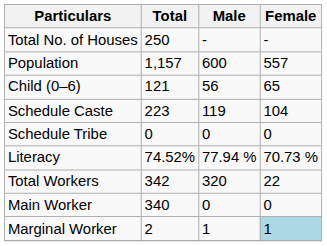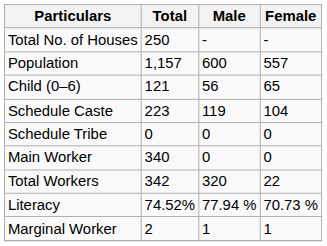rows swapped: (34, 157) <-> (50, 205)
(268, 228) lightblue background -> (268, 228) no background
